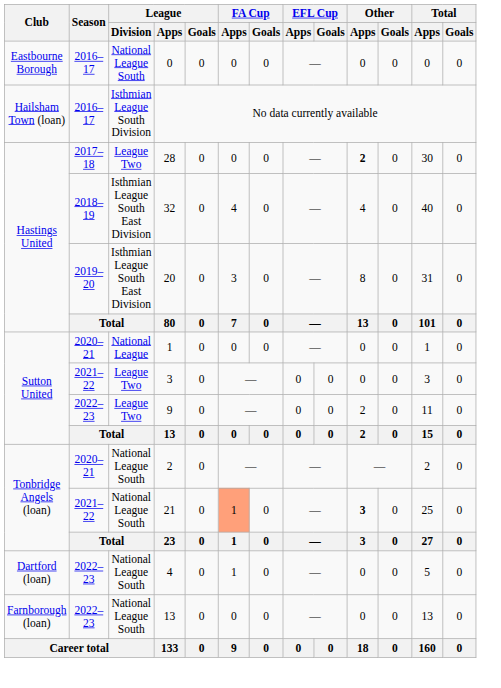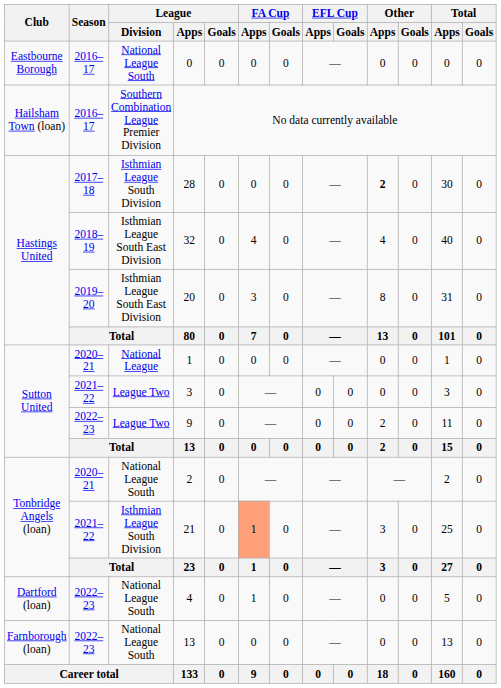(131, 113) Isthmian League South Division -> (141, 120) Southern Combination League Premier Division
(131, 157) League Two -> (141, 183) Isthmian League South Division
(131, 510) National League South -> (141, 529) Isthmian League South Division
(363, 510) bold -> (383, 529) normal
